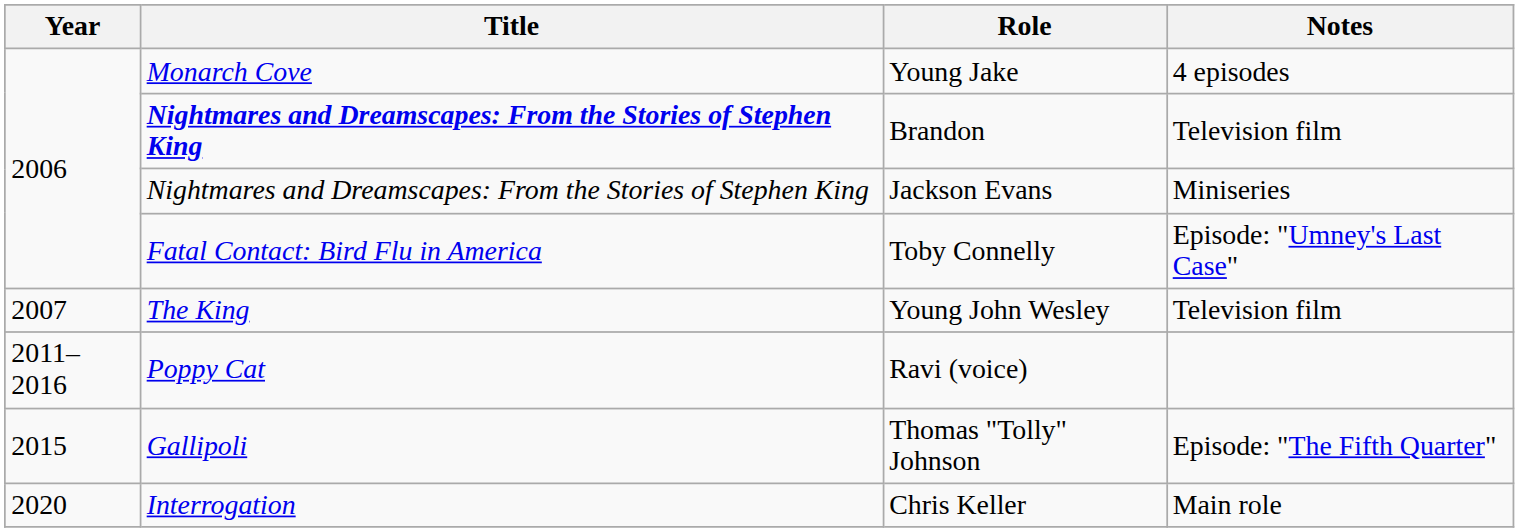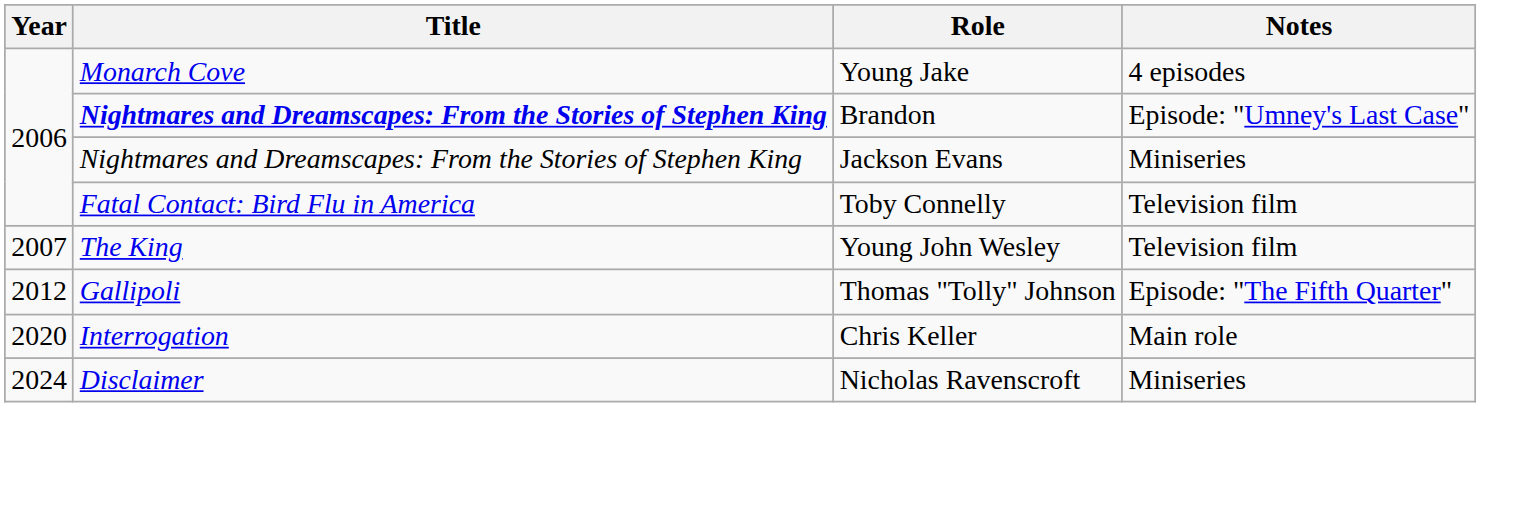(1257, 130) Television film -> (1299, 114) Episode: "Umney's Last Case"
(1307, 250) Episode: "Umney's Last Case" -> (1213, 203) Television film
- row: (958, 369)
(39, 445) 2015 -> (39, 291) 2012
+ row: (960, 379)
